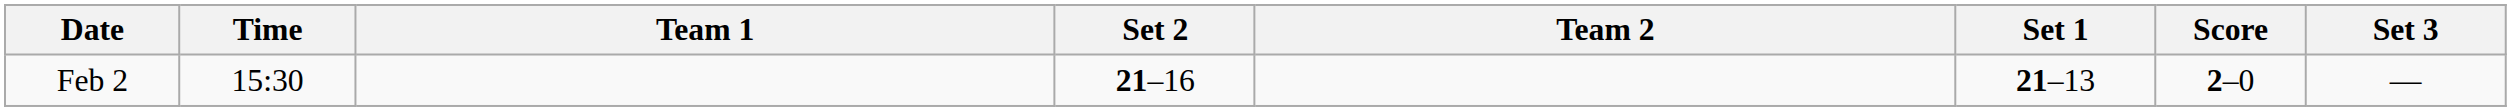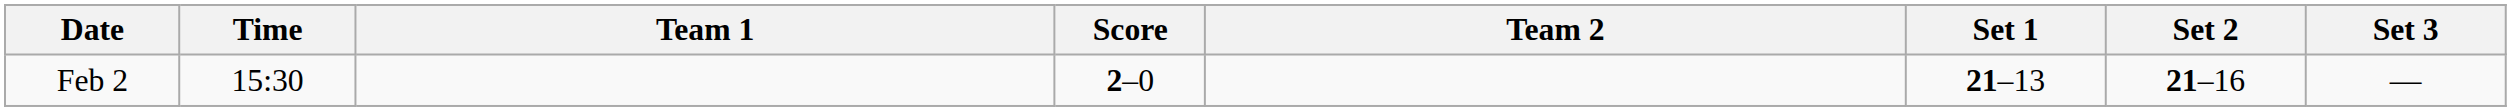columns swapped: (2231, 29) <-> (1155, 29)
